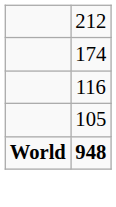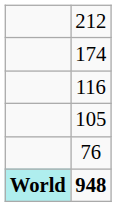+ row: (91, 152)
(38, 152) no background -> (38, 185) paleturquoise background
